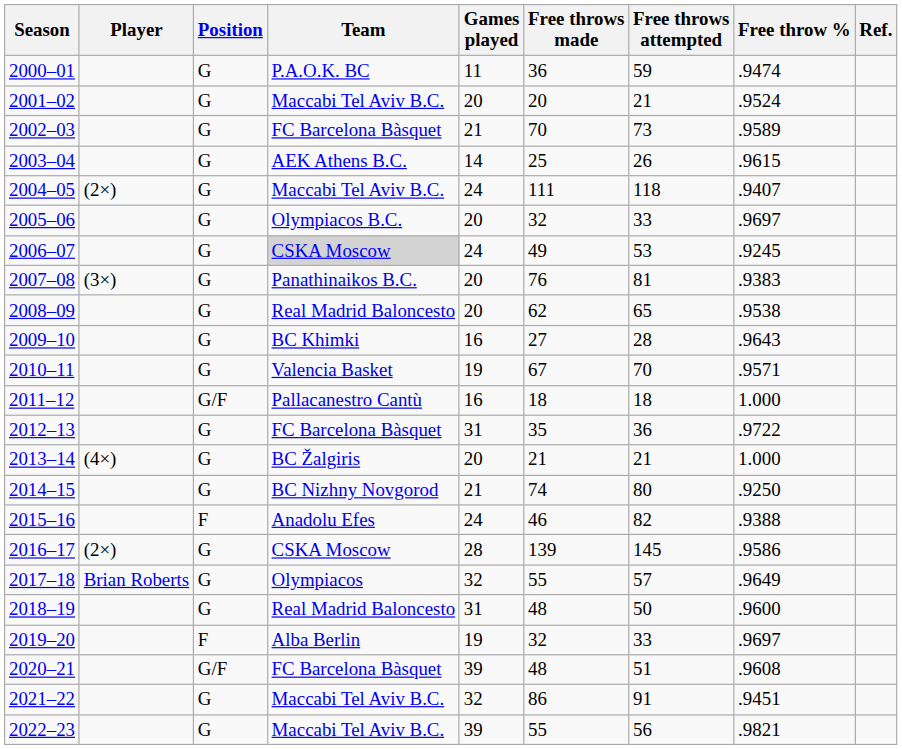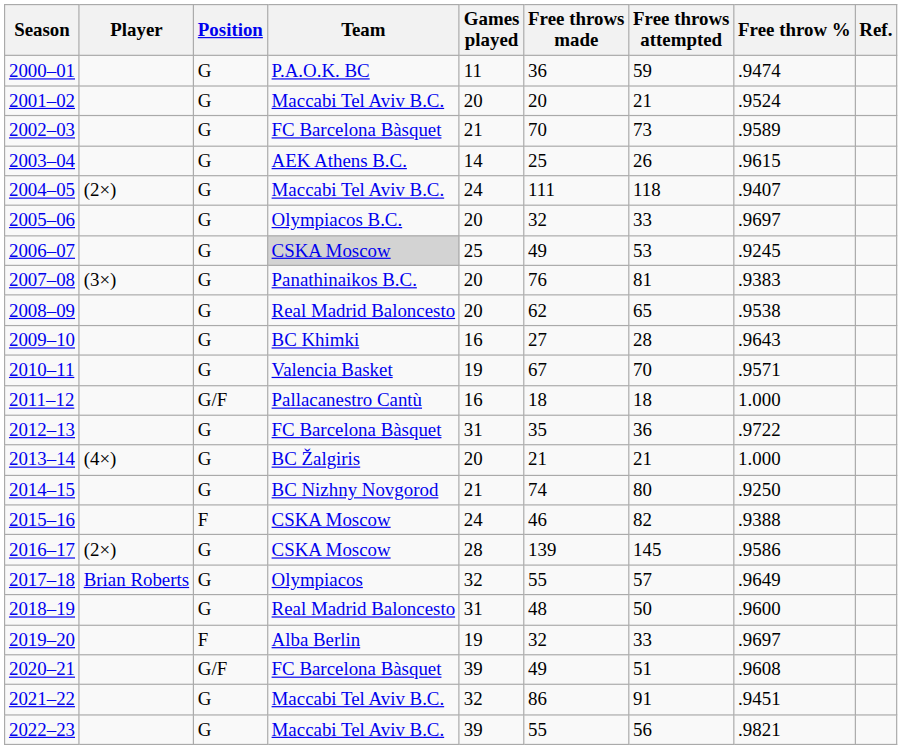(473, 250) 24 -> (473, 250) 25
(323, 519) Anadolu Efes -> (331, 519) CSKA Moscow
(538, 669) 48 -> (538, 669) 49
